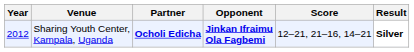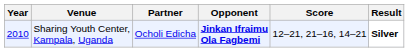(18, 34) 2012 -> (18, 34) 2010
(168, 34) bold -> (165, 34) normal
